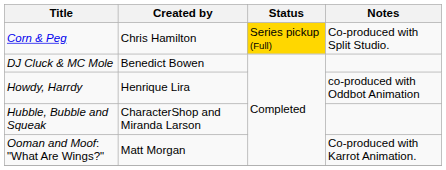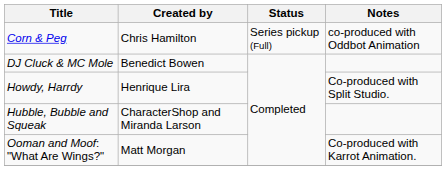(285, 38) gold background -> (285, 38) no background
(373, 38) Co-produced with Split Studio. -> (374, 38) co-produced with Oddbot Animation
(374, 87) co-produced with Oddbot Animation -> (373, 87) Co-produced with Split Studio.
